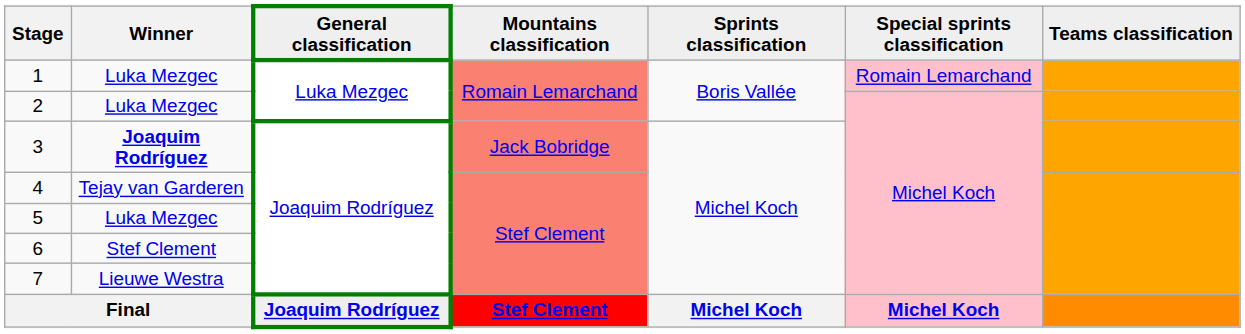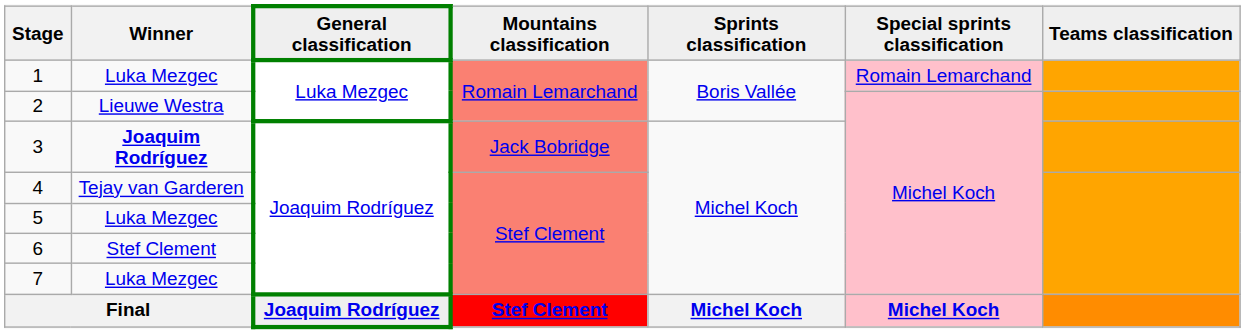(161, 106) Luka Mezgec -> (161, 106) Lieuwe Westra
(161, 279) Lieuwe Westra -> (161, 279) Luka Mezgec
